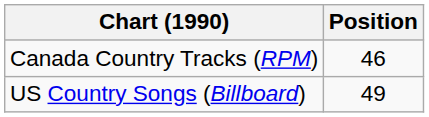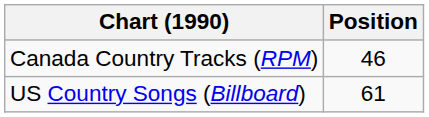(373, 93) 49 -> (373, 93) 61
